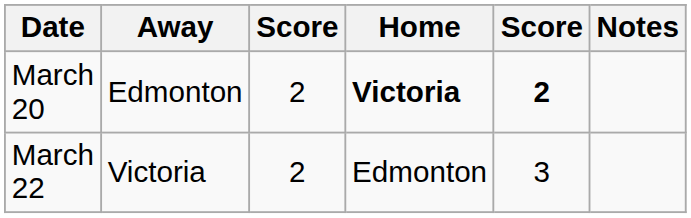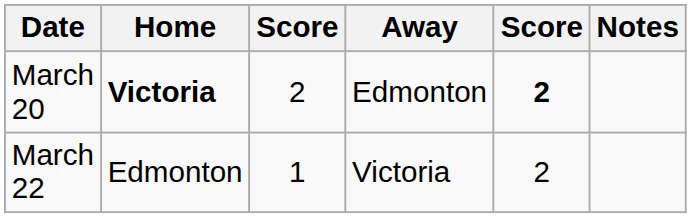columns swapped: (175, 27) <-> (420, 27)
(297, 171) 2 -> (297, 171) 1
(542, 171) 3 -> (542, 171) 2
